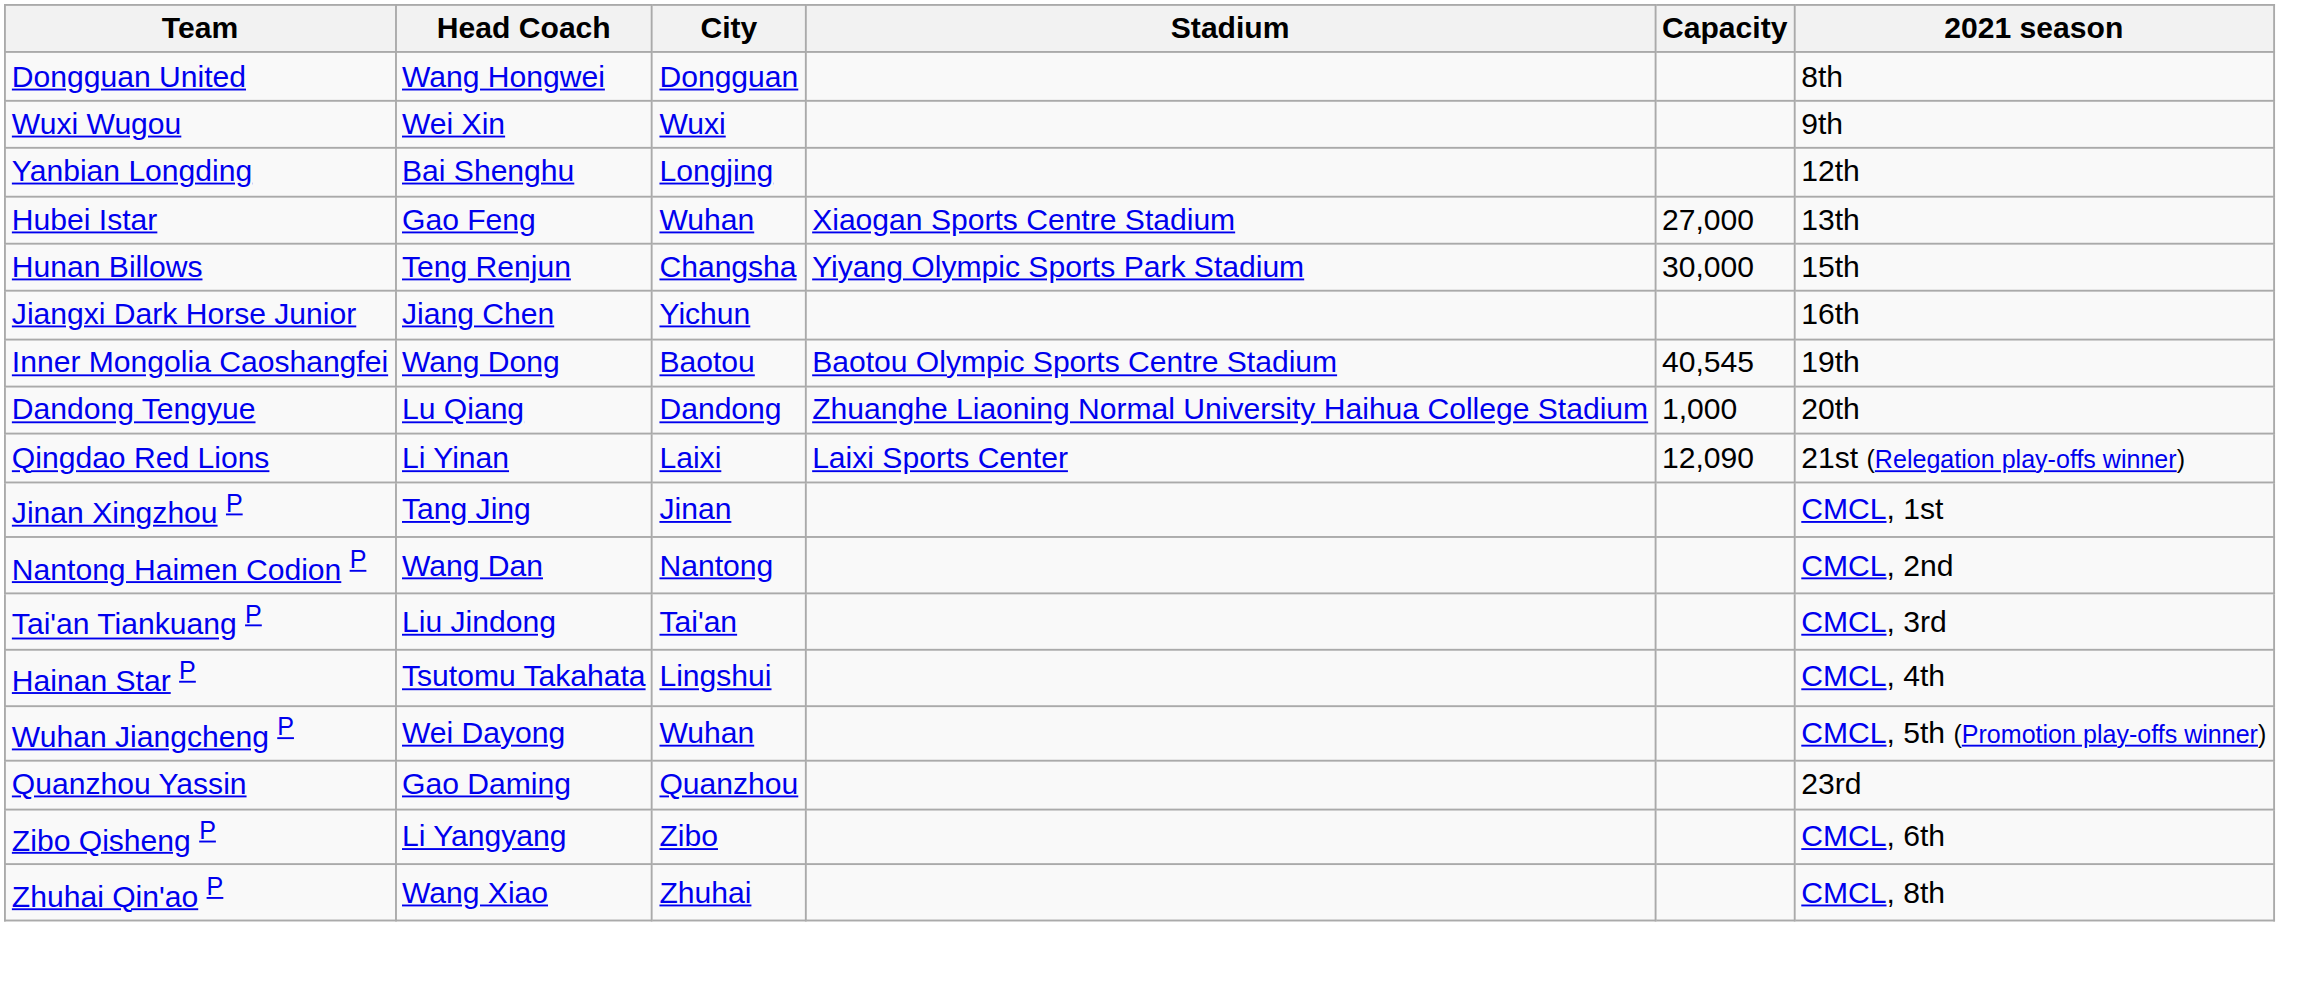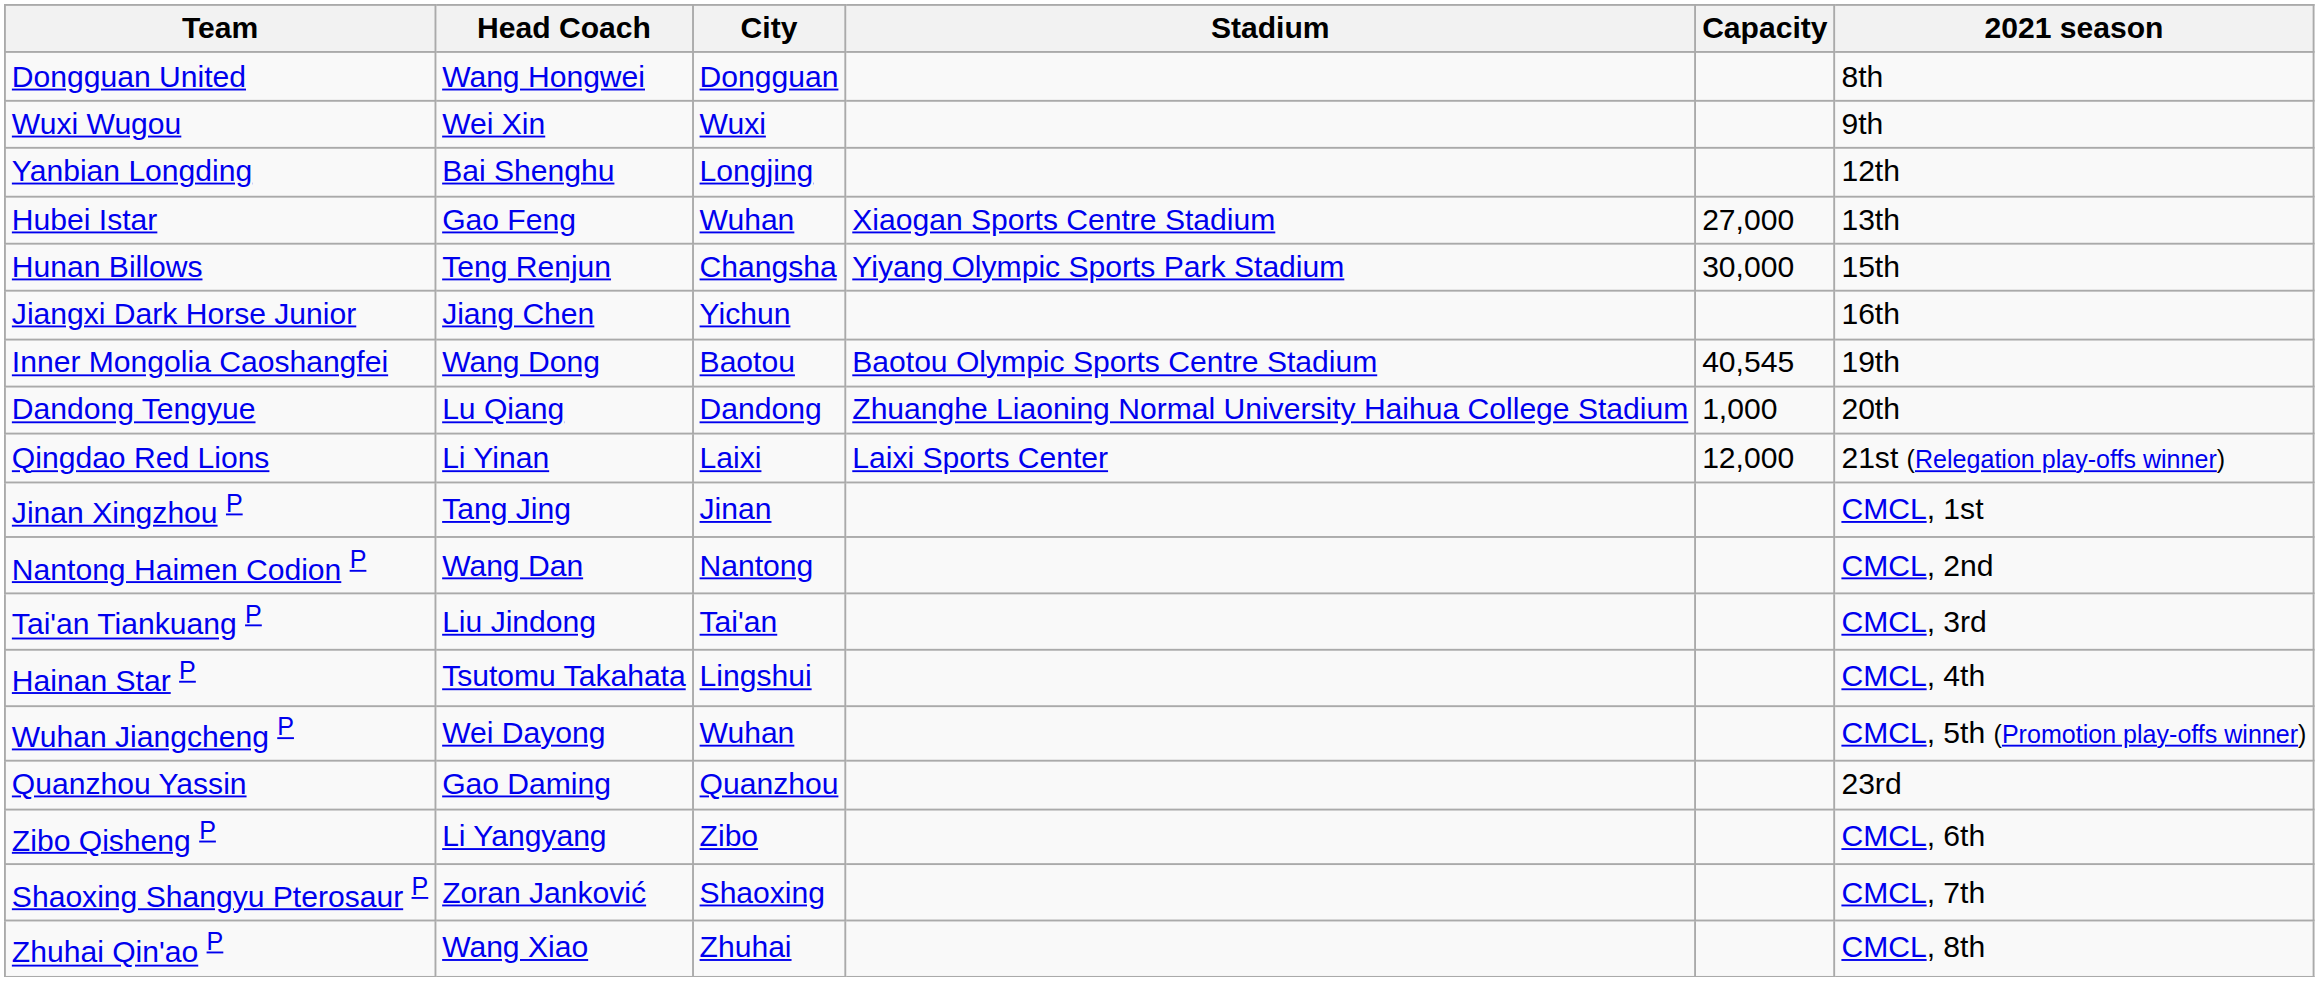(1708, 457) 12,090 -> (1748, 457) 12,000
+ row: (220, 892)
